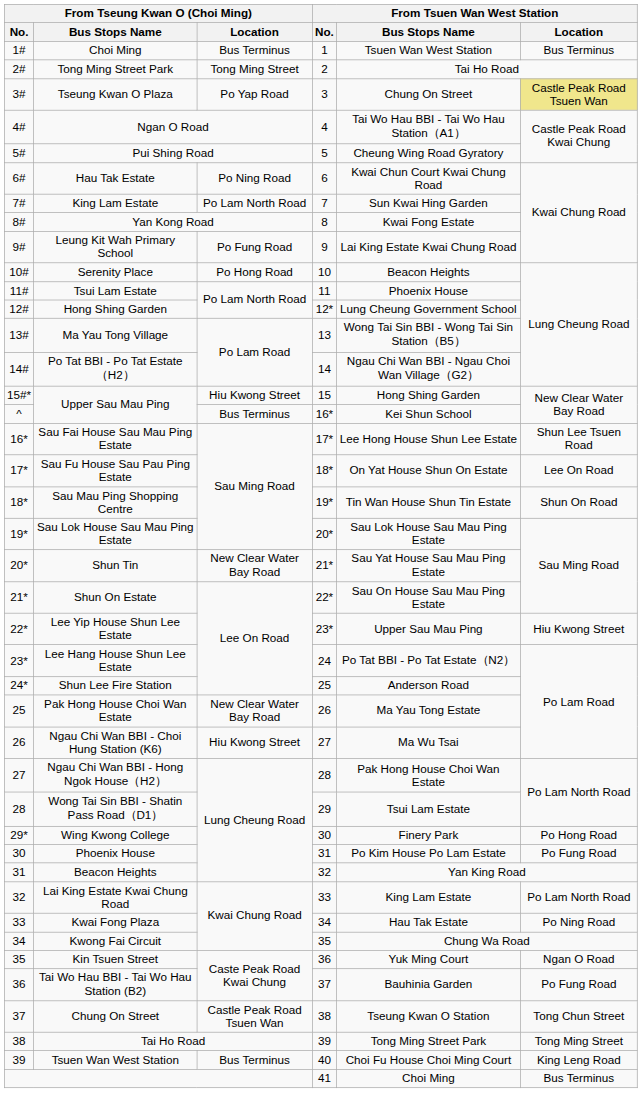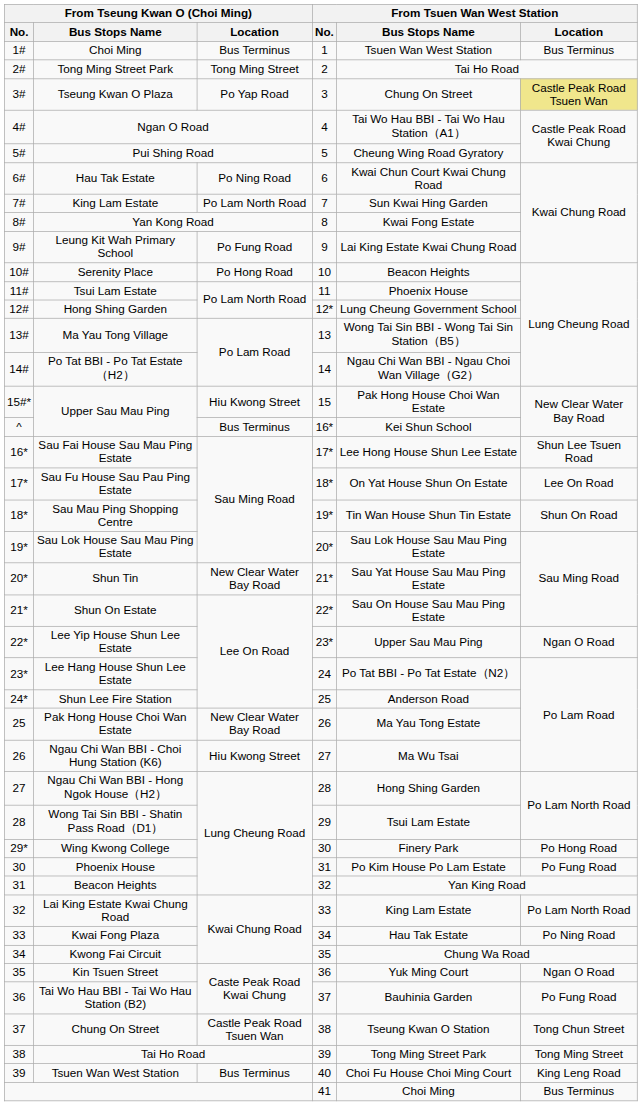(428, 395) Hong Shing Garden -> (428, 402) Pak Hong House Choi Wan Estate
(579, 629) Hiu Kwong Street -> (579, 642) Ngan O Road
(428, 775) Pak Hong House Choi Wan Estate -> (428, 788) Hong Shing Garden
